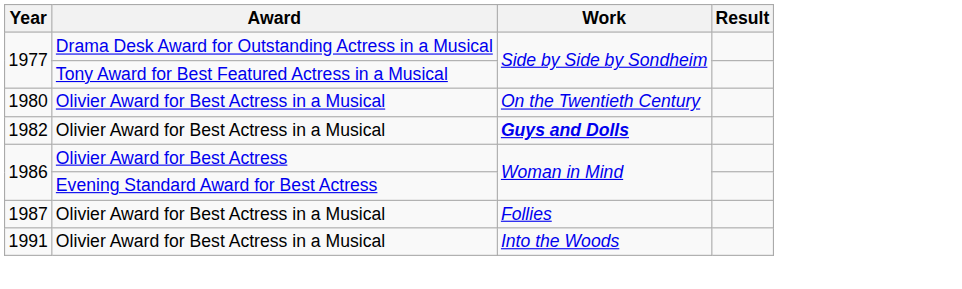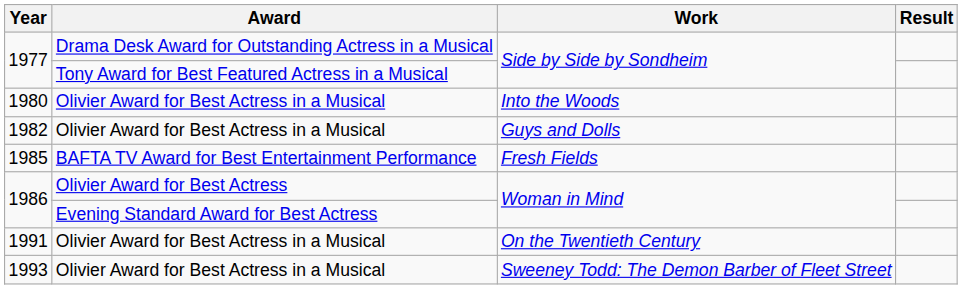(601, 102) On the Twentieth Century -> (560, 102) Into the Woods
(565, 130) bold -> (561, 130) normal
+ row: (28, 158)
- row: (28, 213)
(560, 241) Into the Woods -> (601, 241) On the Twentieth Century
+ row: (28, 269)
